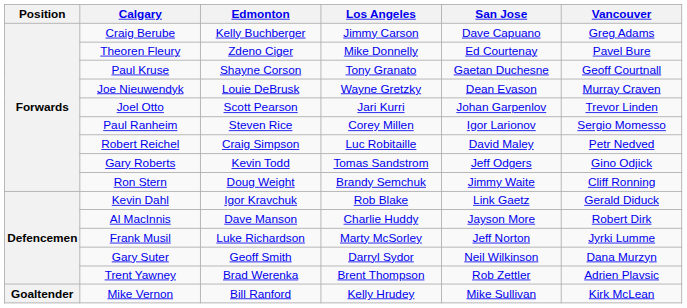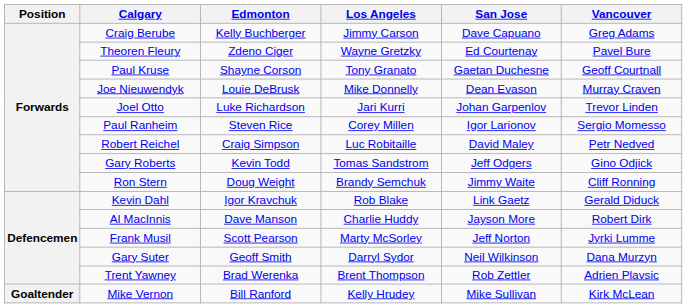(381, 51) Mike Donnelly -> (381, 51) Wayne Gretzky
(381, 89) Wayne Gretzky -> (381, 89) Mike Donnelly
(261, 107) Scott Pearson -> (261, 107) Luke Richardson
(261, 238) Luke Richardson -> (261, 238) Scott Pearson
